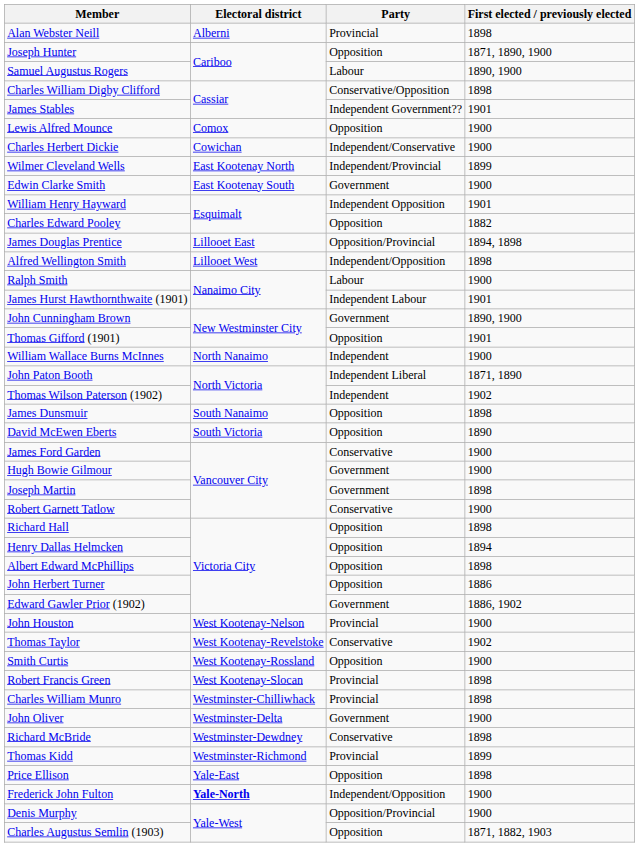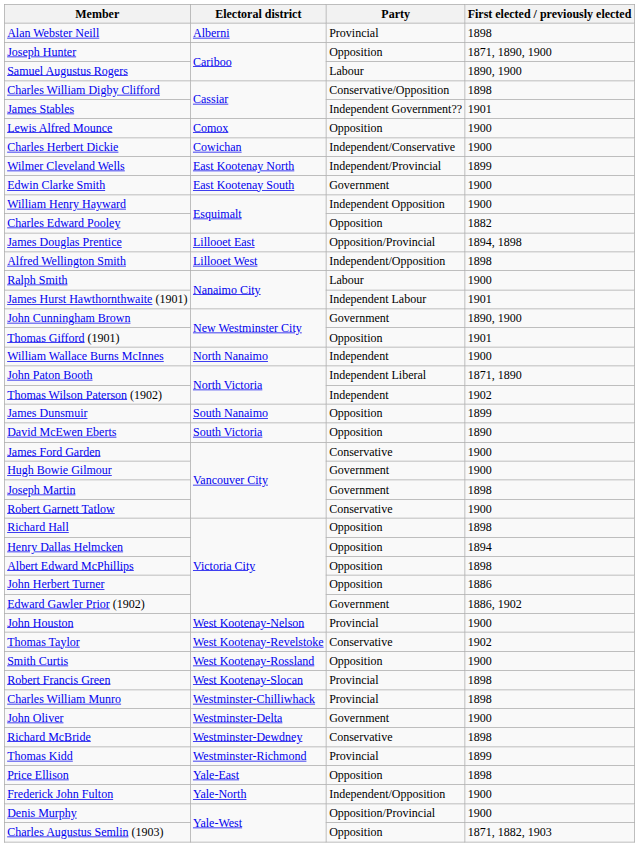(480, 204) 1901 -> (480, 204) 1900
(480, 413) 1898 -> (480, 413) 1899
(221, 794) bold -> (220, 794) normal
